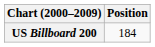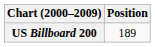(127, 32) 184 -> (127, 32) 189
